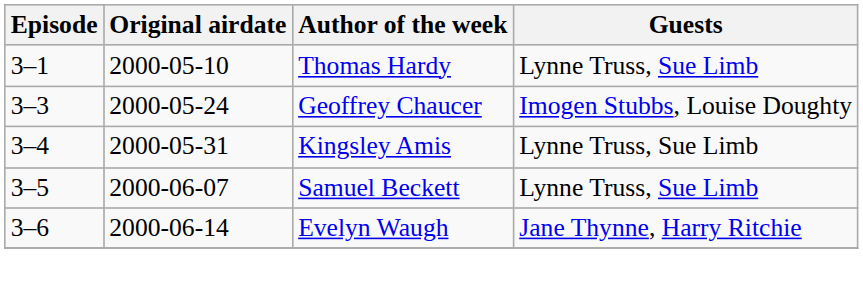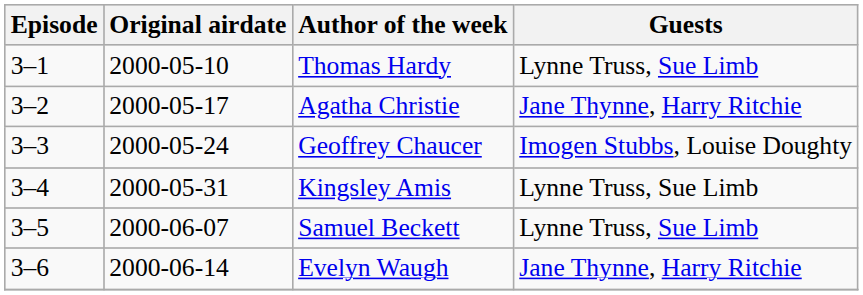+ row: (379, 106)
